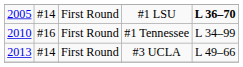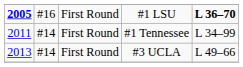(19, 14) normal -> (19, 14) bold
(46, 14) #14 -> (46, 14) #16
(19, 33) 2010 -> (19, 33) 2011
(46, 33) #16 -> (46, 33) #14
